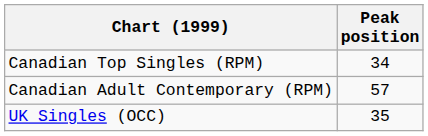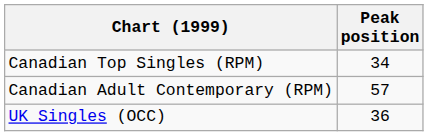(380, 117) 35 -> (380, 117) 36
